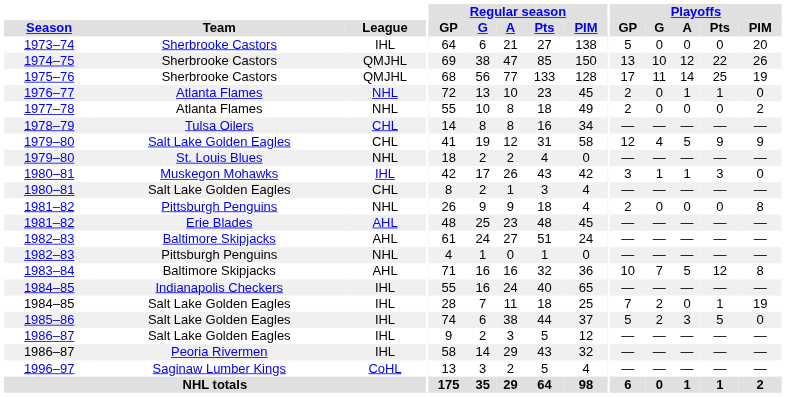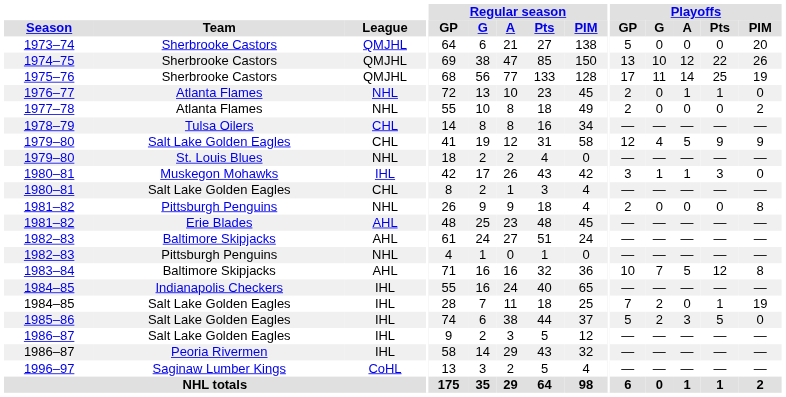(385, 44) IHL -> (385, 44) QMJHL
